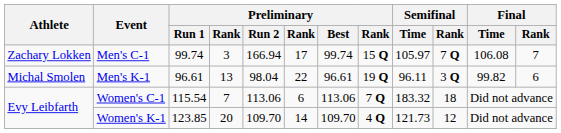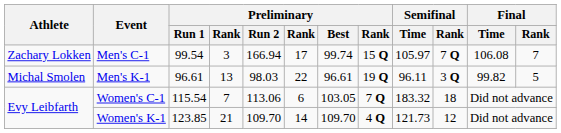(189, 56) 99.74 -> (189, 56) 99.54
(264, 76) 98.04 -> (264, 76) 98.03
(536, 76) 6 -> (536, 76) 5
(338, 97) 113.06 -> (338, 97) 103.05
(226, 118) 20 -> (226, 118) 21
